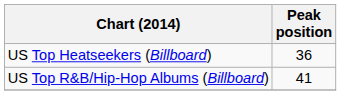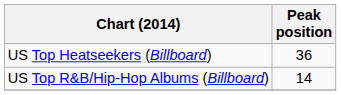(304, 78) 41 -> (304, 78) 14
